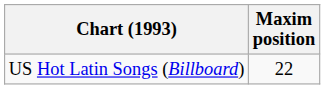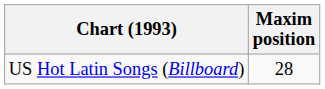(284, 68) 22 -> (284, 68) 28
